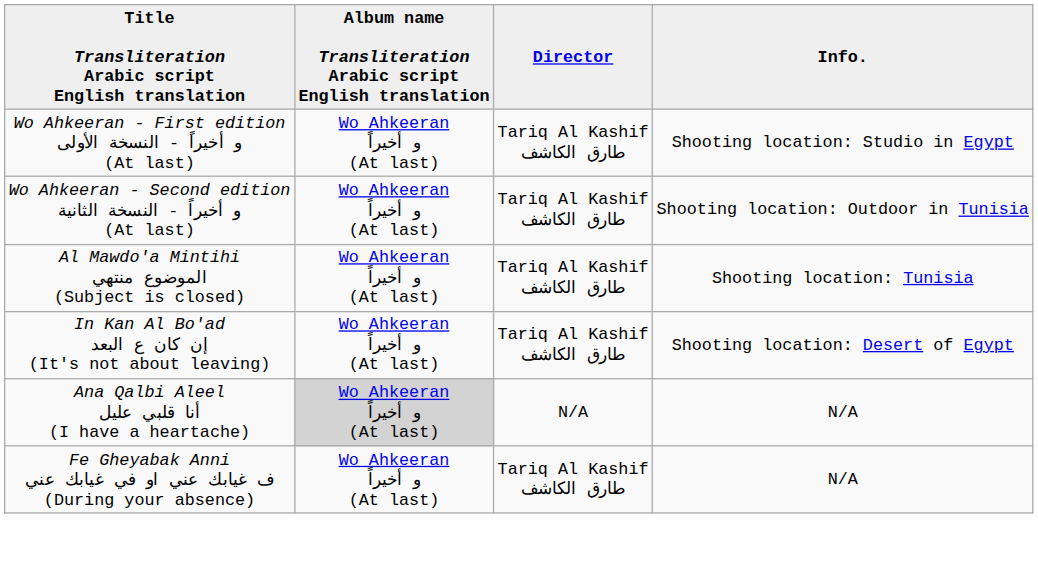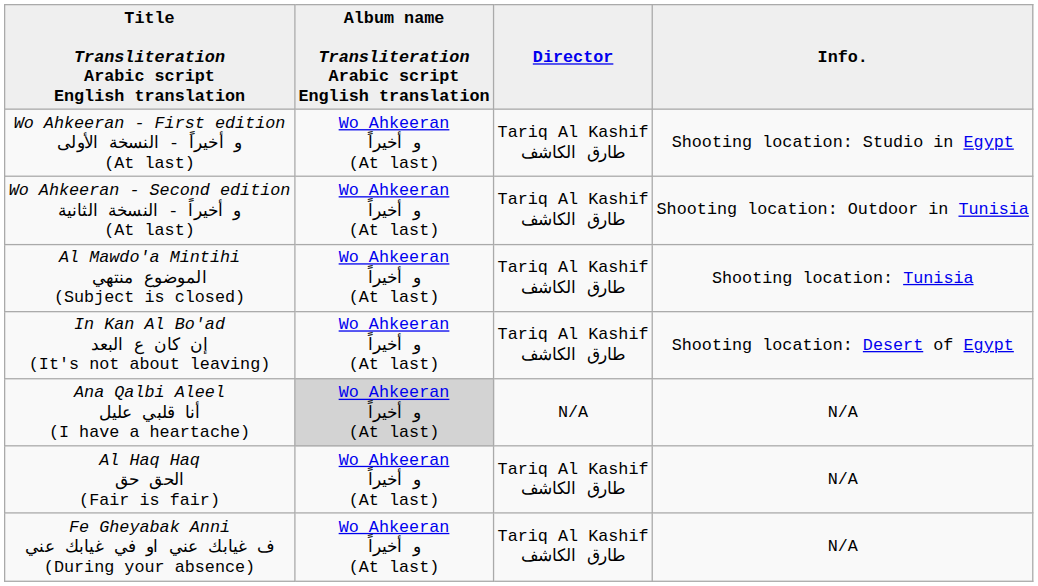+ row: (150, 480)
